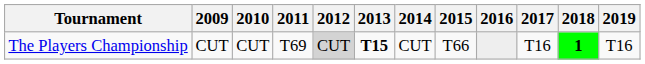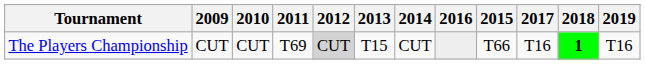columns swapped: (456, 18) <-> (497, 18)
(374, 45) bold -> (374, 45) normal
